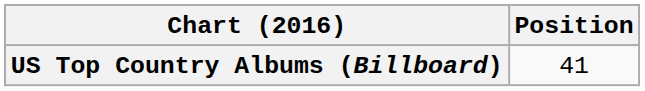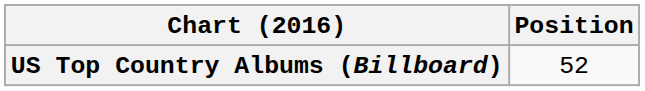(574, 66) 41 -> (574, 66) 52
